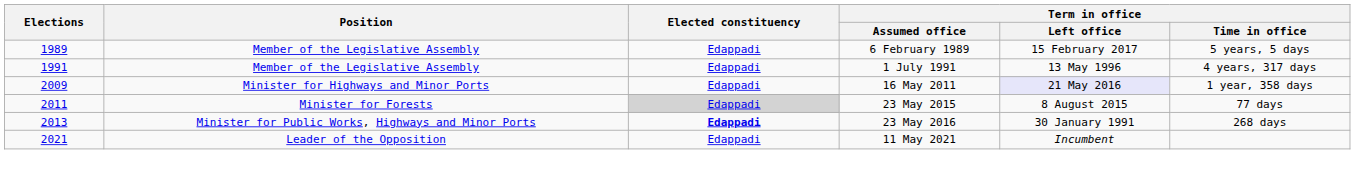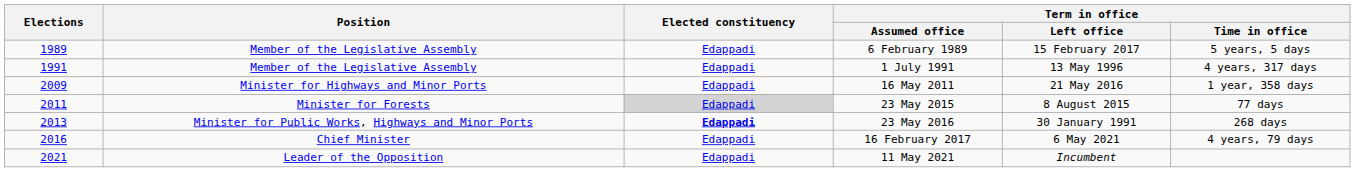(1085, 85) lavender background -> (1087, 85) no background
+ row: (918, 139)
